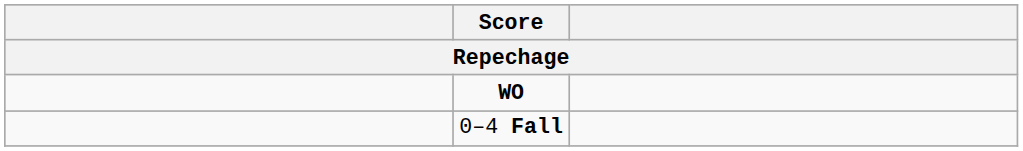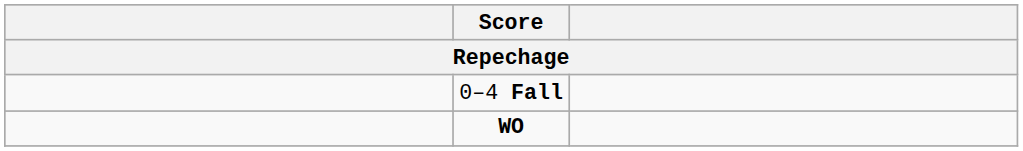rows swapped: (511, 93) <-> (511, 128)
